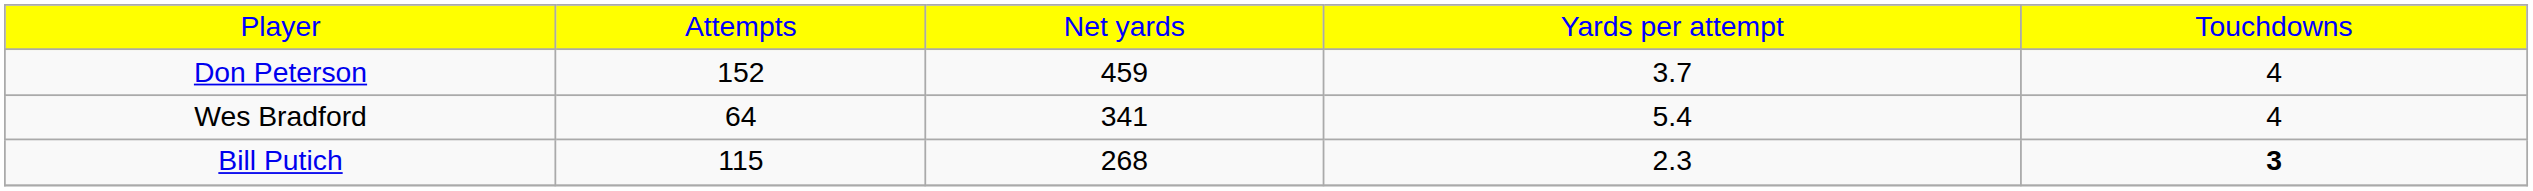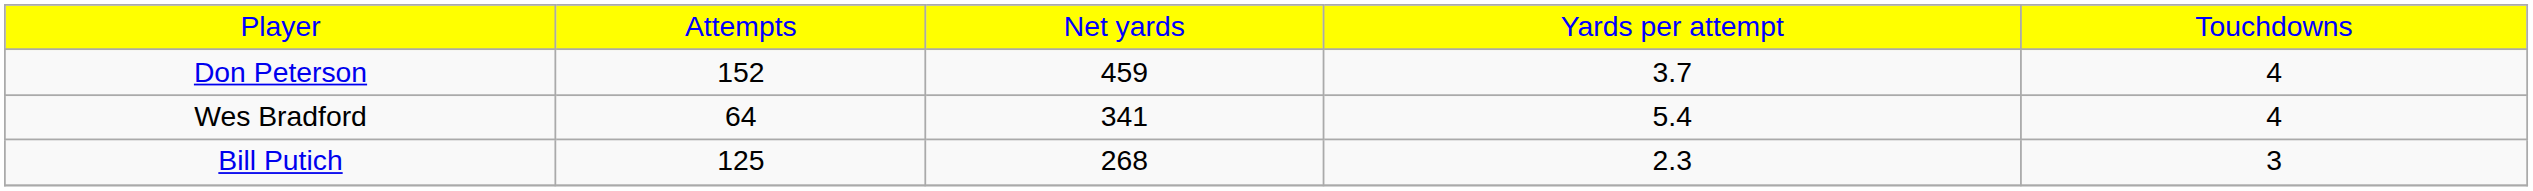(741, 161) 115 -> (741, 161) 125
(2274, 161) bold -> (2274, 161) normal
